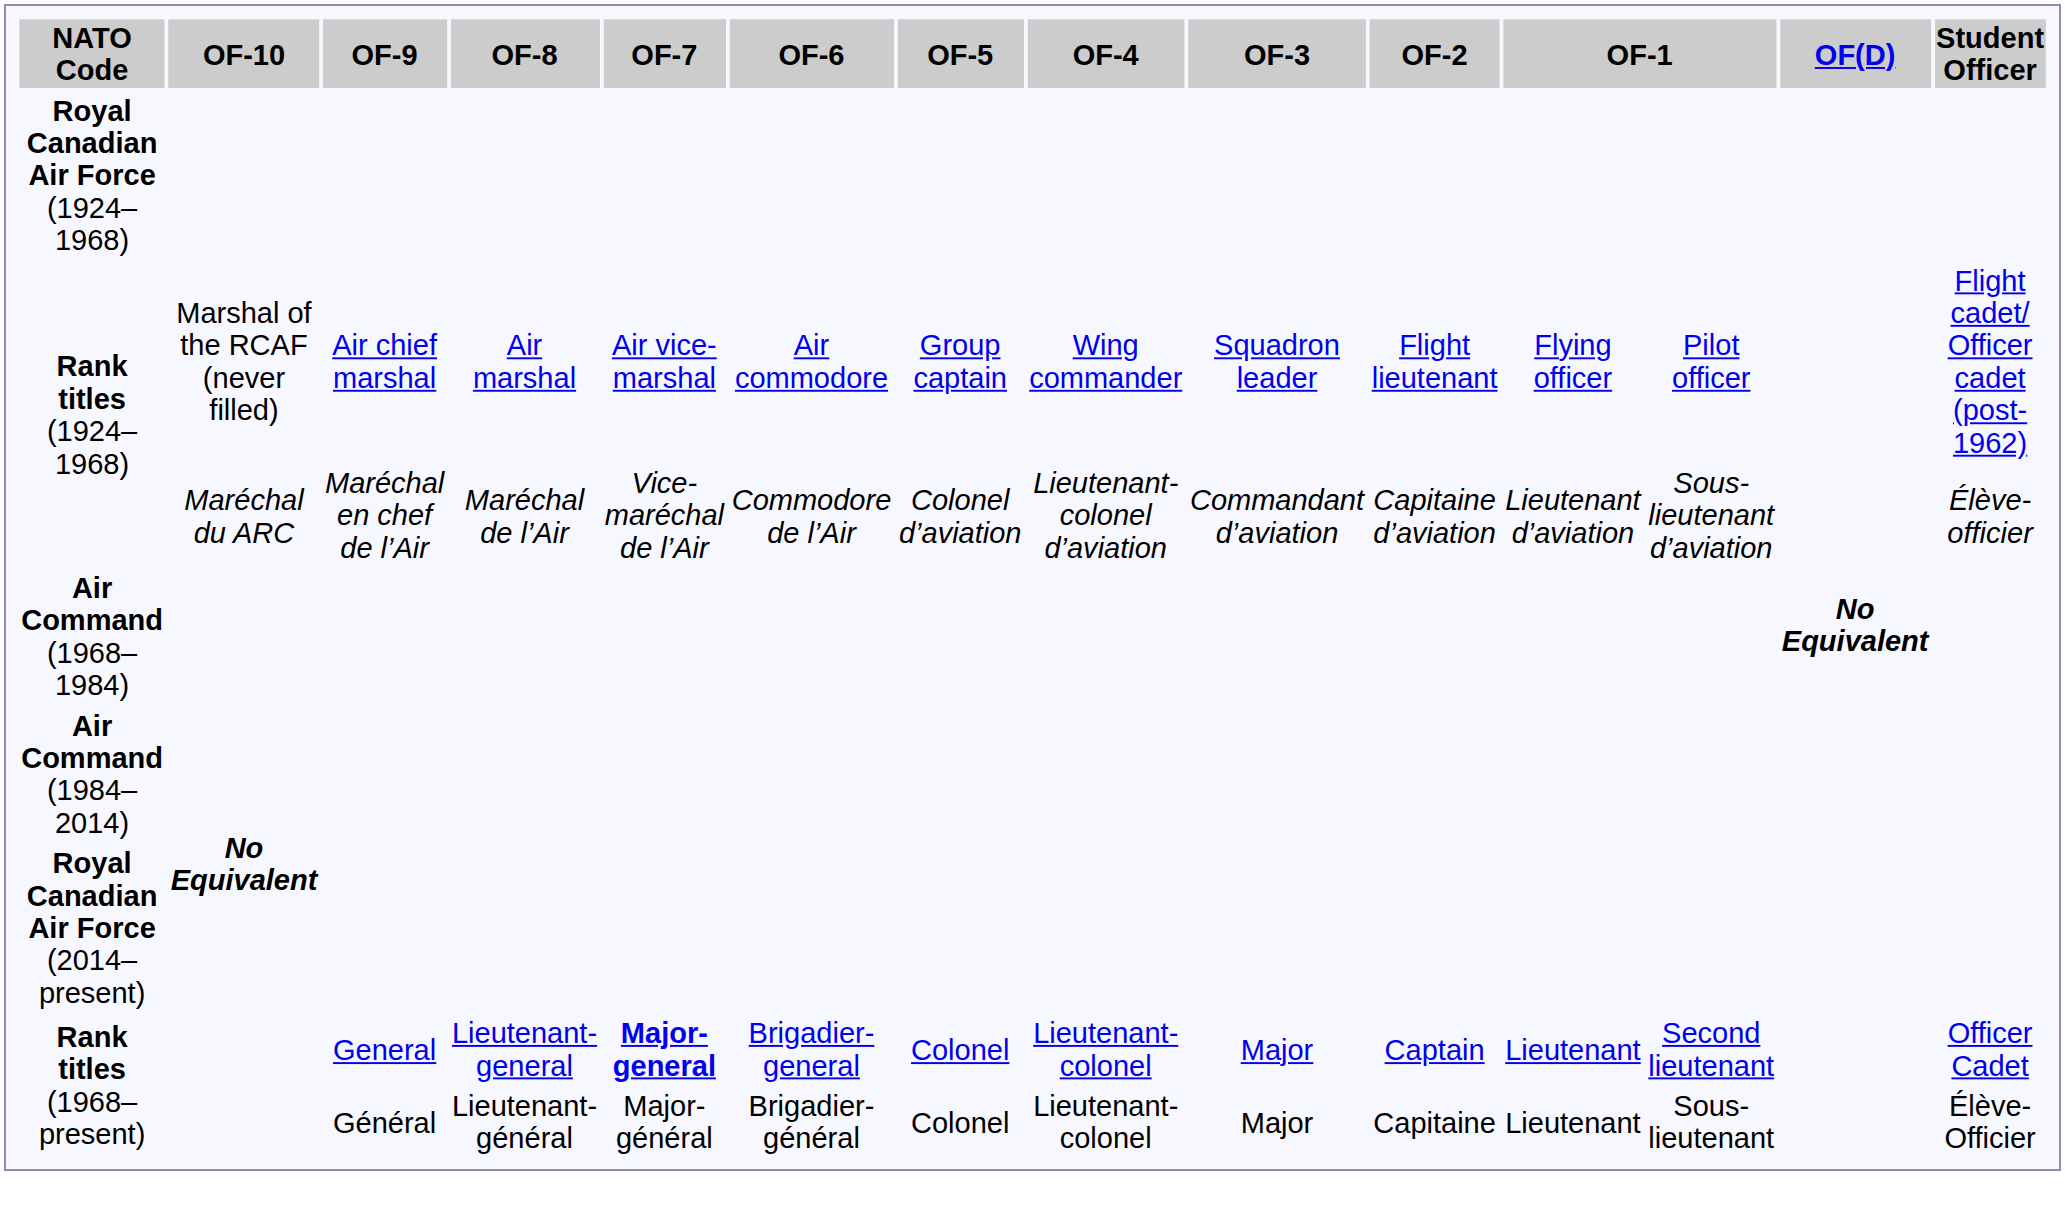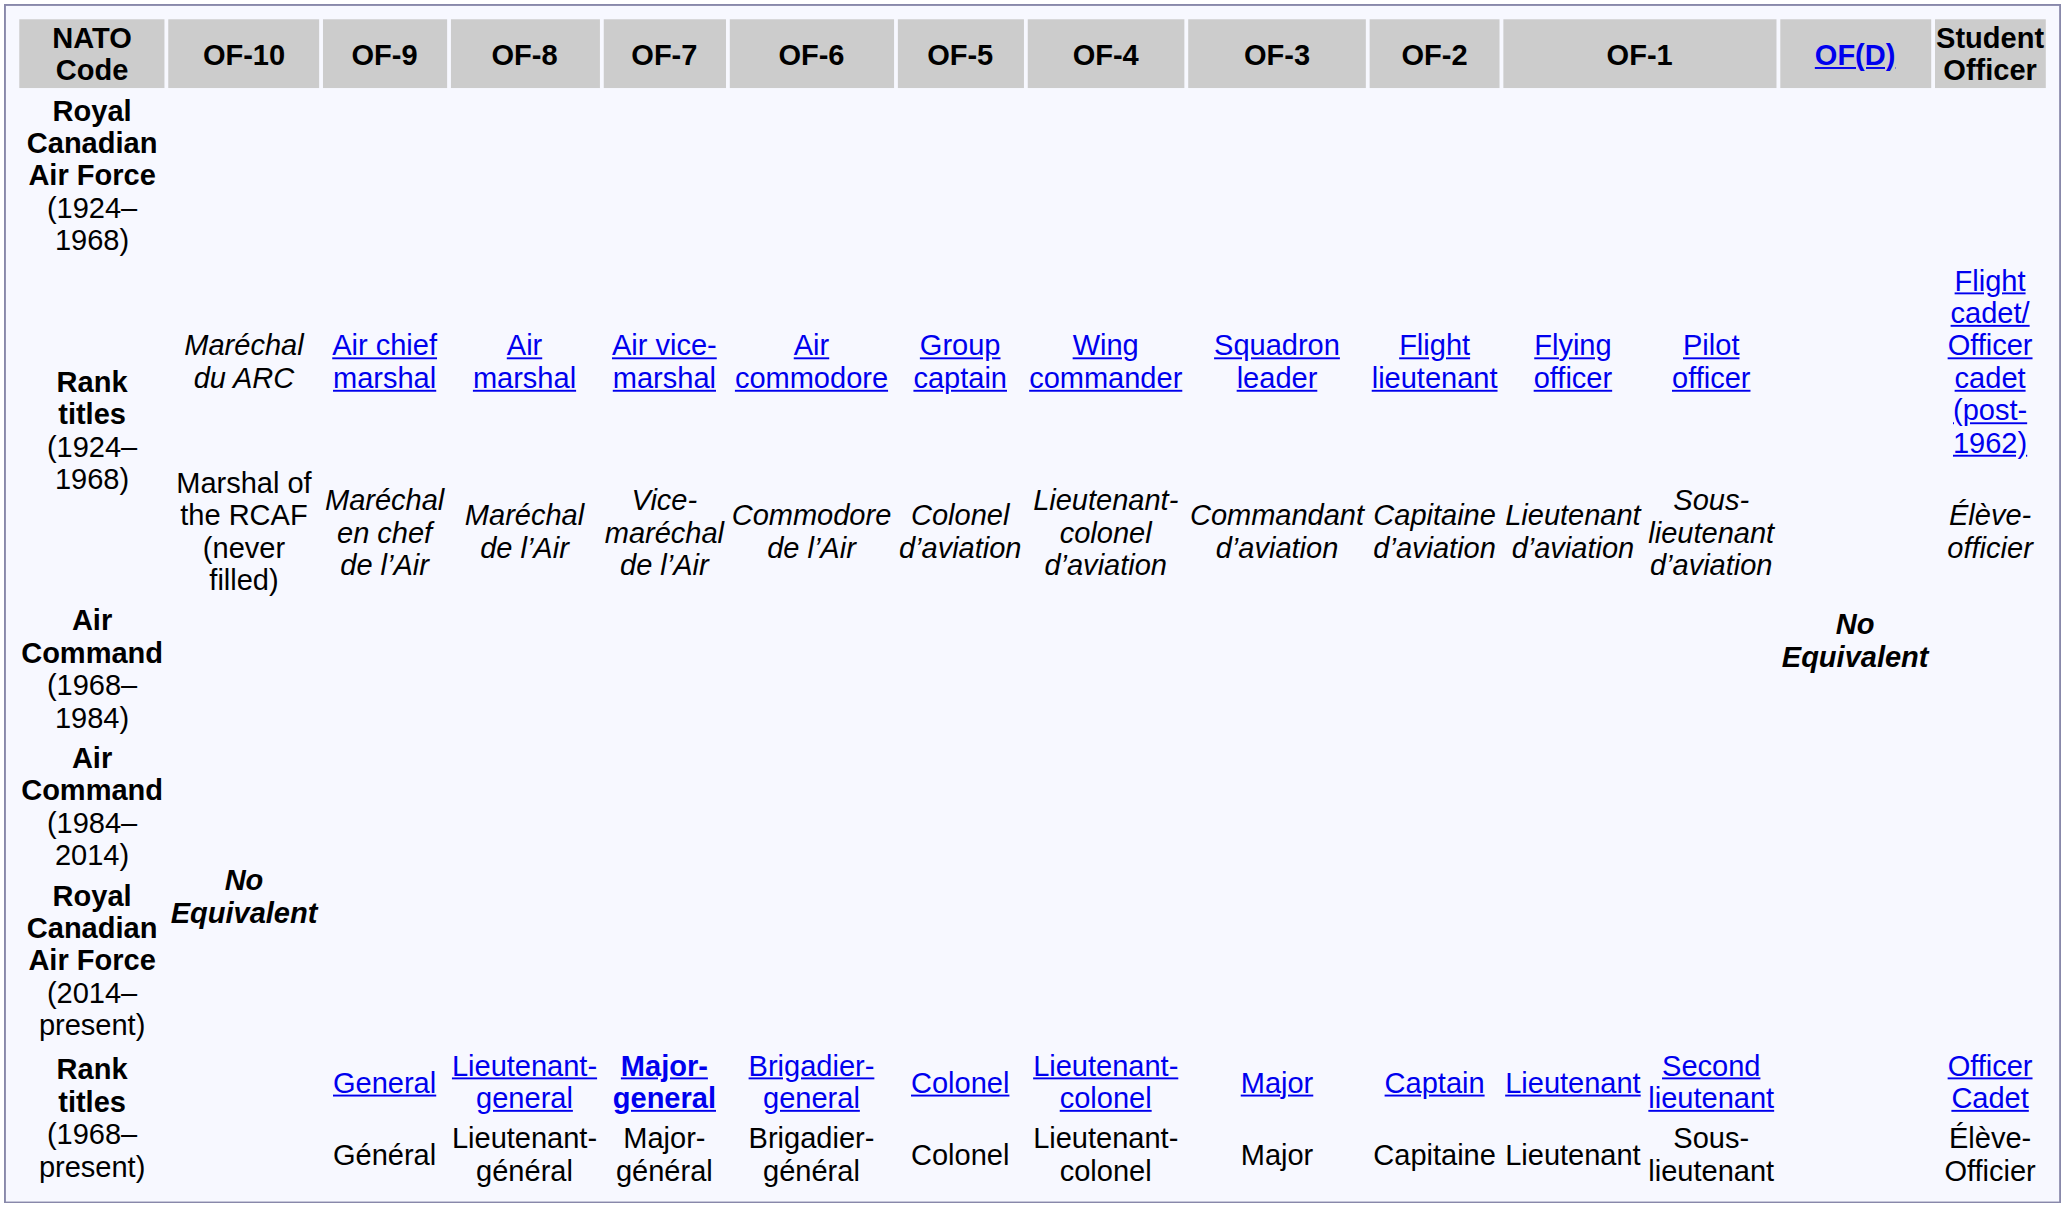(244, 361) Marshal of the RCAF (never filled) -> (244, 361) Maréchal du ARC
(244, 515) Maréchal du ARC -> (244, 531) Marshal of the RCAF (never filled)
